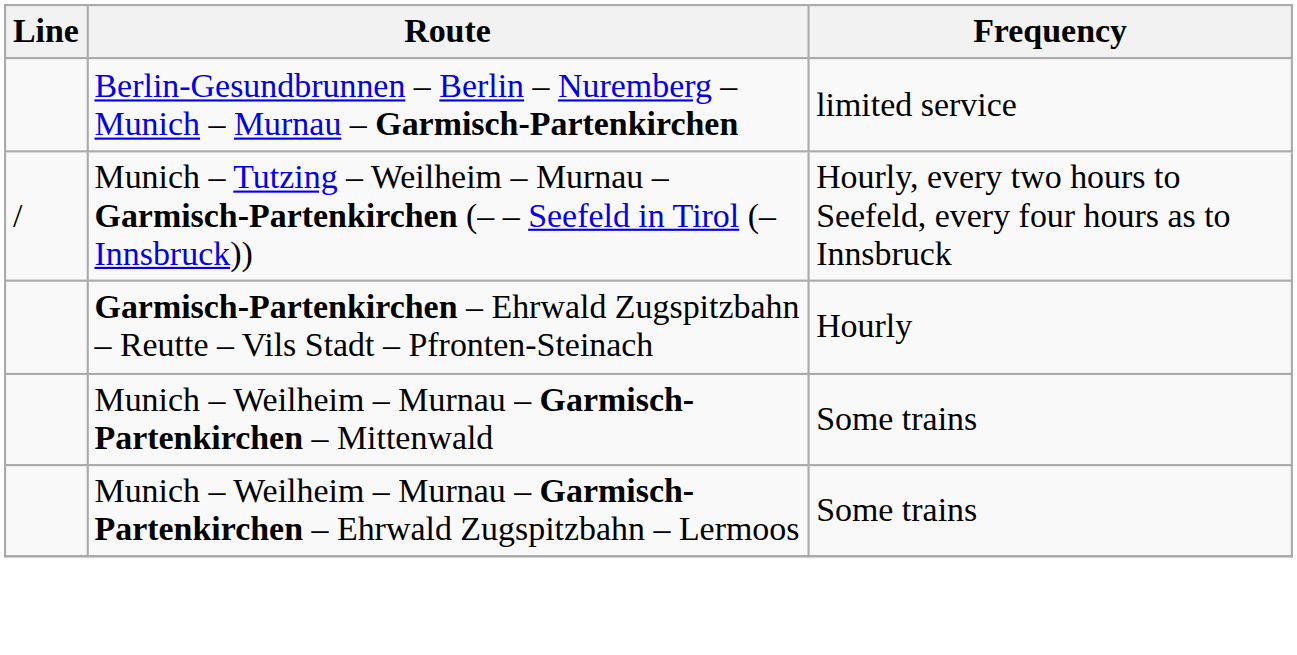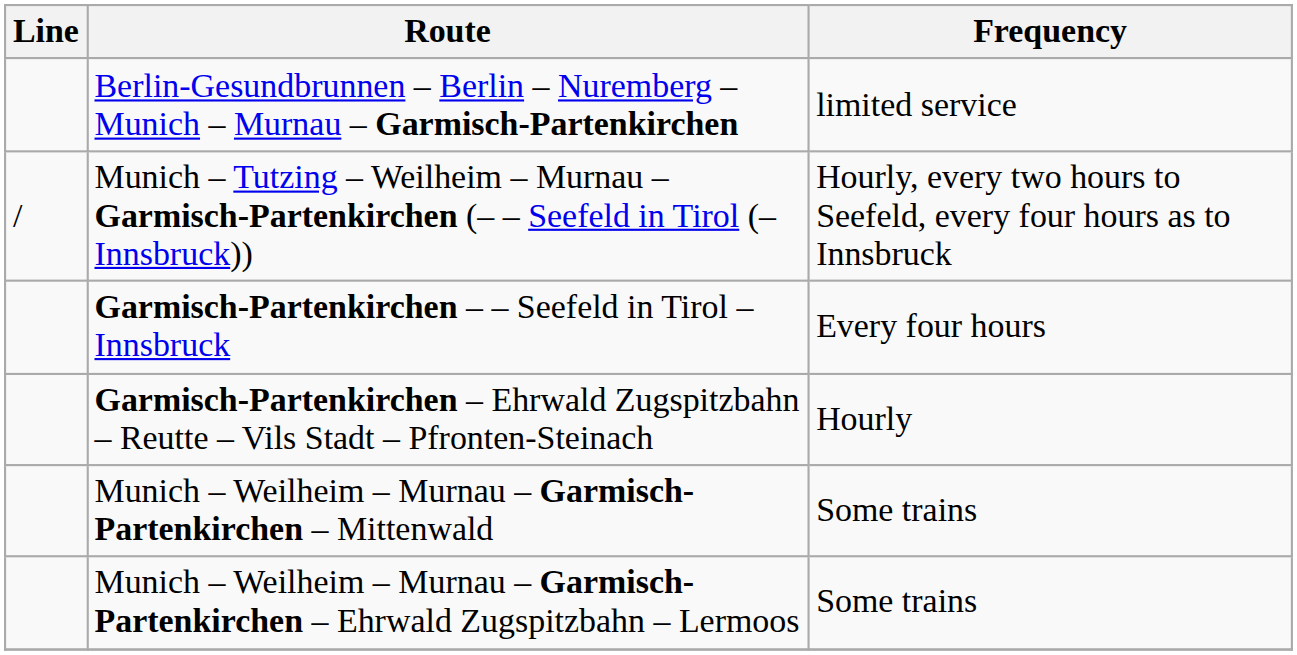+ row: (424, 326)
